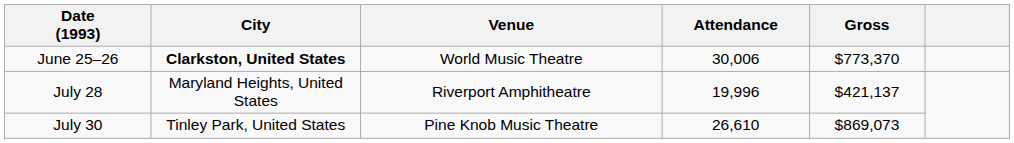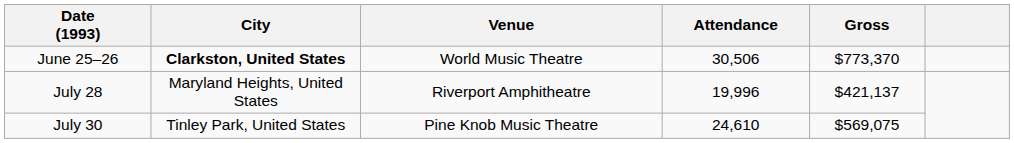(736, 58) 30,006 -> (736, 58) 30,506
(736, 125) 26,610 -> (736, 125) 24,610
(867, 125) $869,073 -> (867, 125) $569,075
